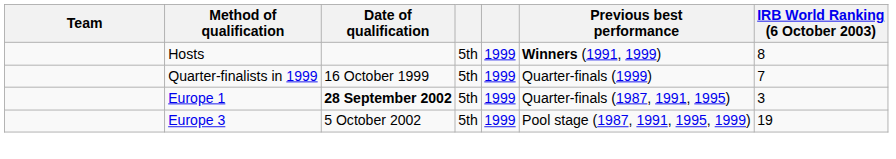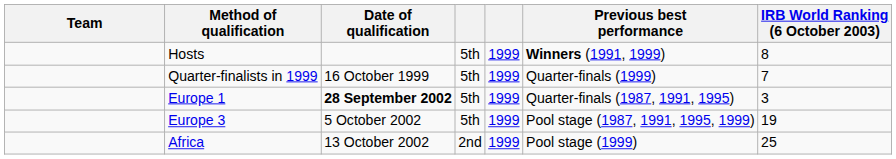+ row: (186, 143)
